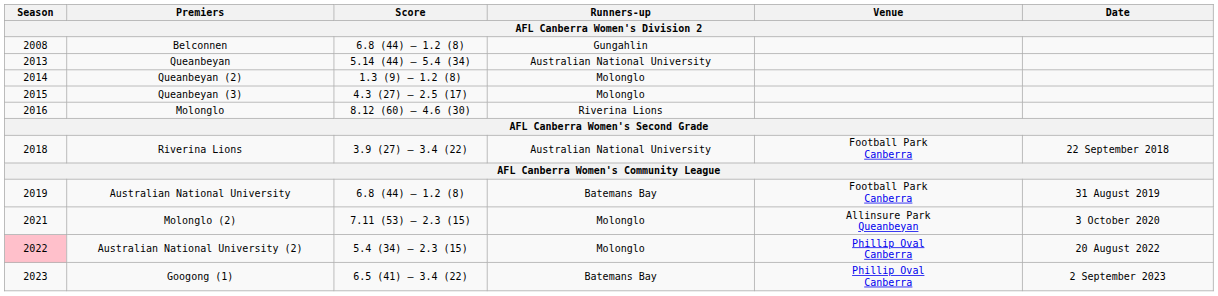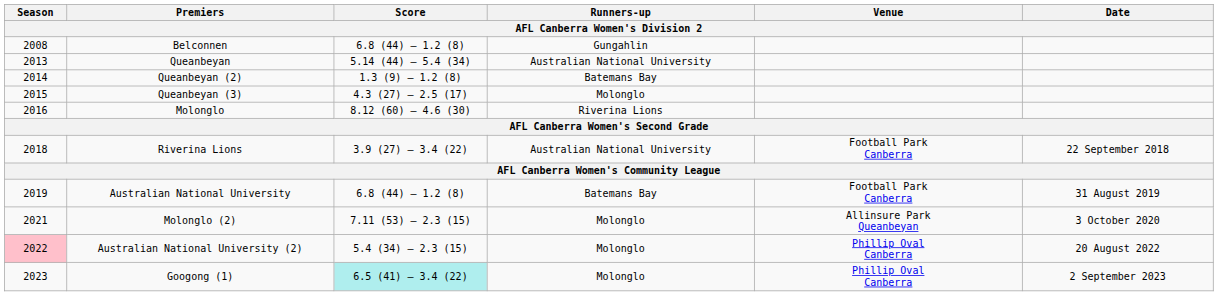(621, 78) Molonglo -> (621, 78) Batemans Bay
(410, 277) no background -> (410, 277) paleturquoise background
(621, 277) Batemans Bay -> (621, 277) Molonglo
